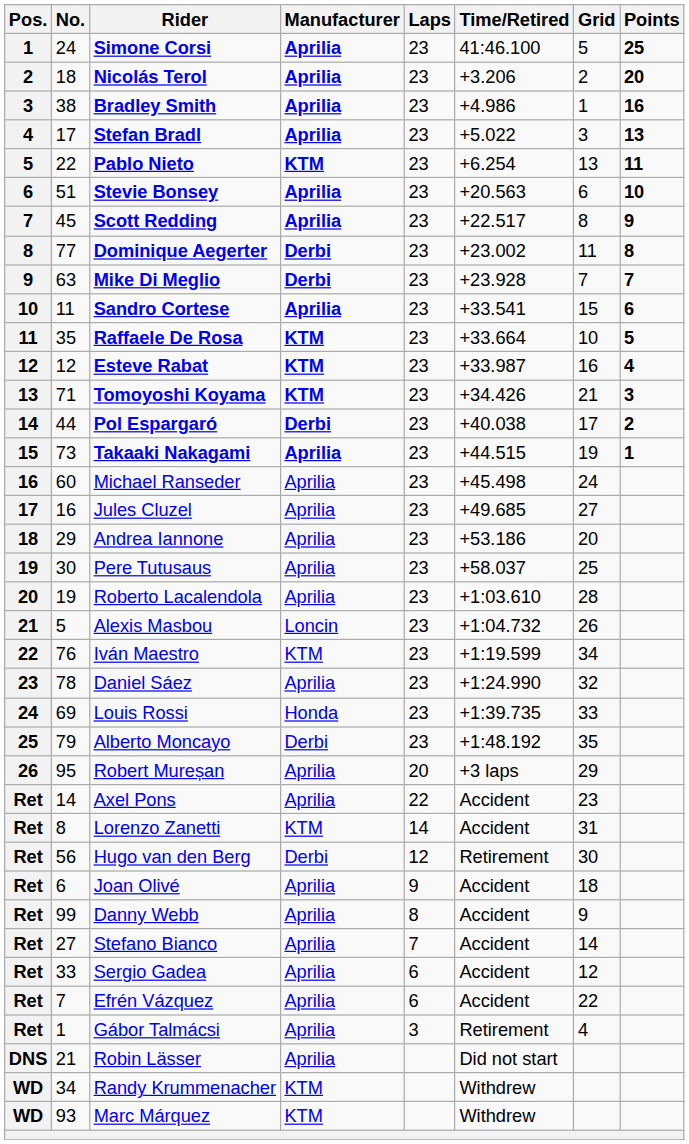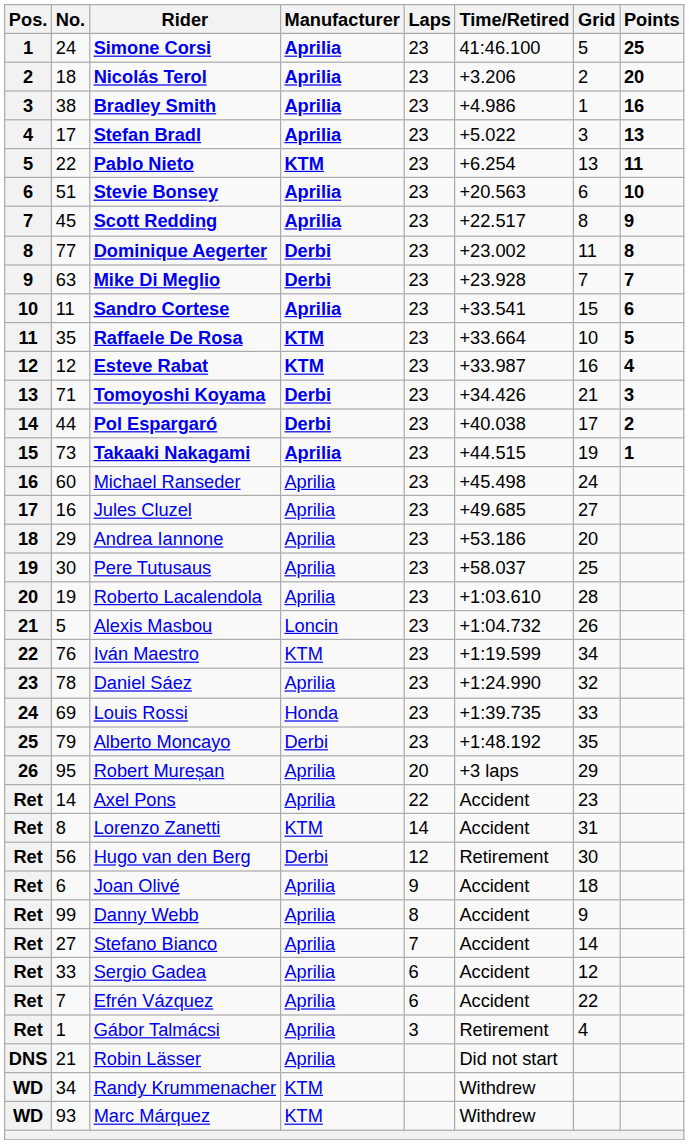(304, 395) KTM -> (308, 395) Derbi
